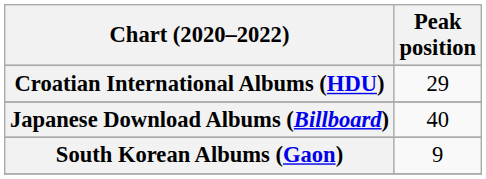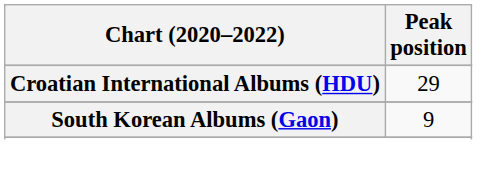- row: (200, 119)
